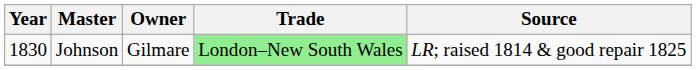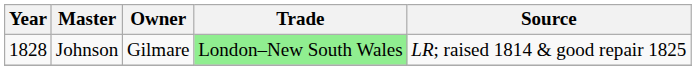(28, 49) 1830 -> (28, 49) 1828
